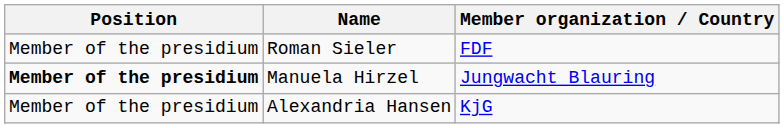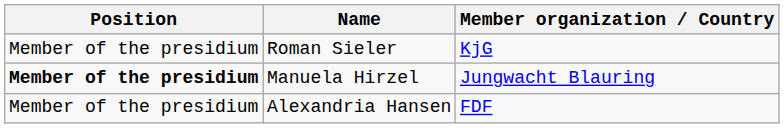(476, 49) FDF -> (476, 49) KjG
(476, 108) KjG -> (476, 108) FDF
